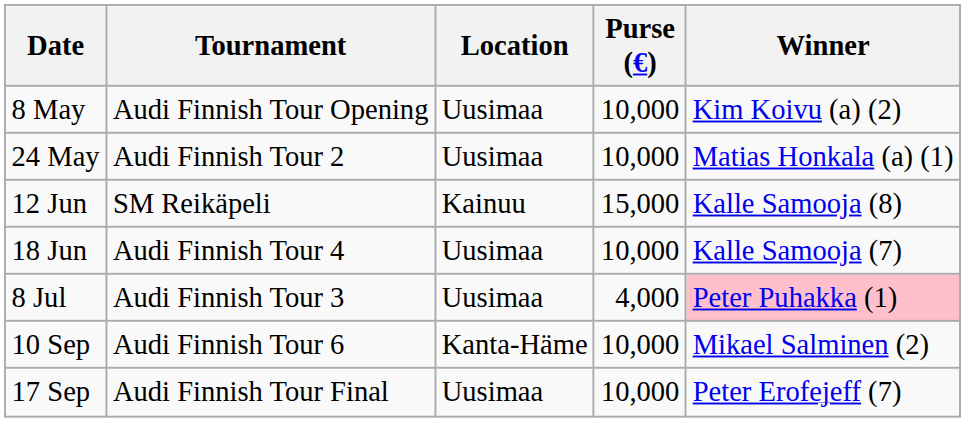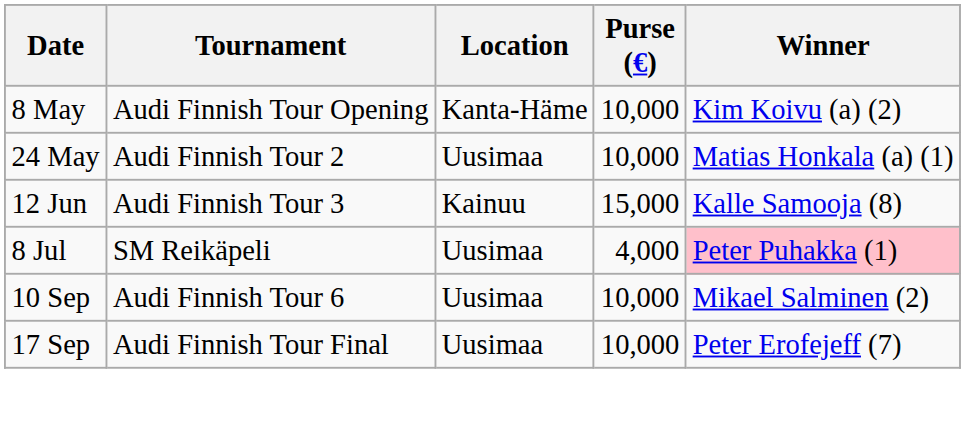(492, 109) Uusimaa -> (515, 109) Kanta-Häme
(192, 203) SM Reikäpeli -> (229, 203) Audi Finnish Tour 3
- row: (49, 250)
(229, 297) Audi Finnish Tour 3 -> (192, 250) SM Reikäpeli
(515, 344) Kanta-Häme -> (492, 297) Uusimaa
